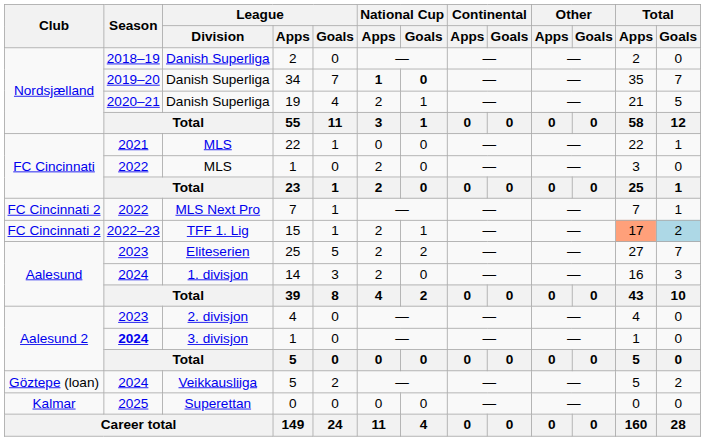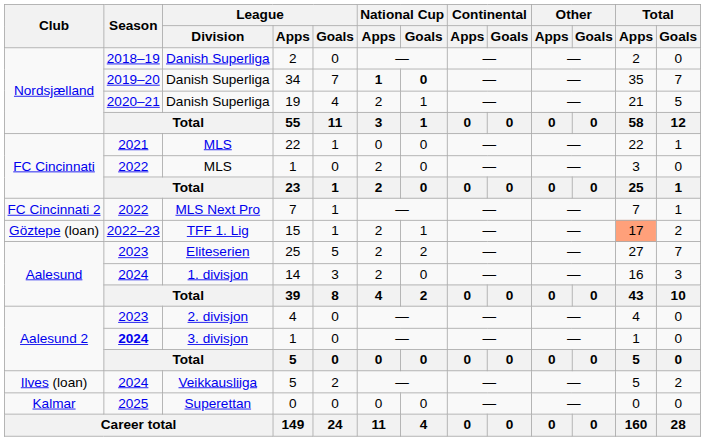(54, 230) FC Cincinnati 2 -> (54, 230) Göztepe (loan)
(678, 230) lightblue background -> (678, 230) no background
(54, 381) Göztepe (loan) -> (54, 381) Ilves (loan)
